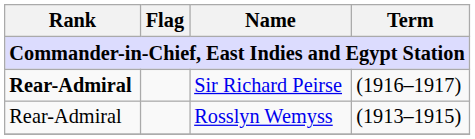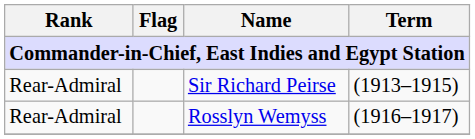(70, 85) bold -> (66, 85) normal
(409, 85) (1916–1917) -> (406, 85) (1913–1915)
(409, 117) (1913–1915) -> (406, 117) (1916–1917)
